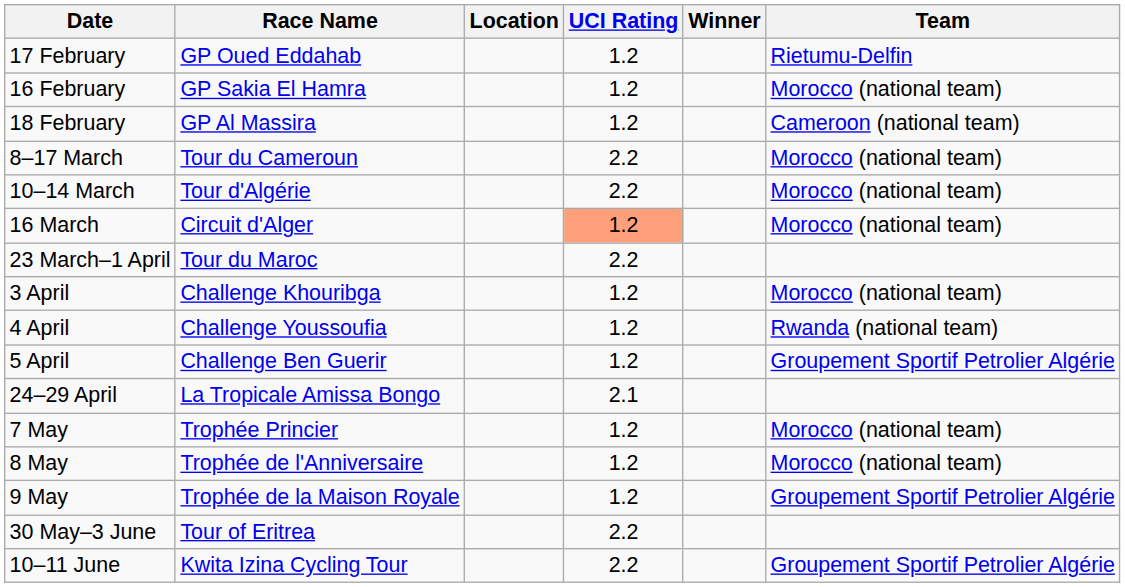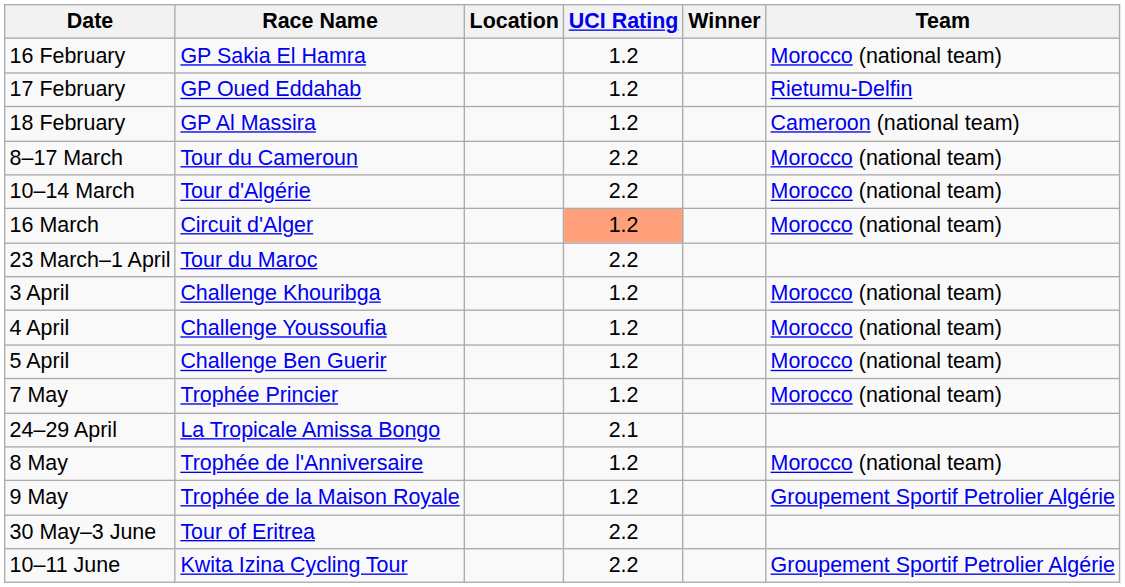rows swapped: (67, 89) <-> (67, 55)
(884, 327) Rwanda (national team) -> (886, 327) Morocco (national team)
(943, 361) Groupement Sportif Petrolier Algérie -> (886, 361) Morocco (national team)
rows swapped: (63, 395) <-> (39, 429)
